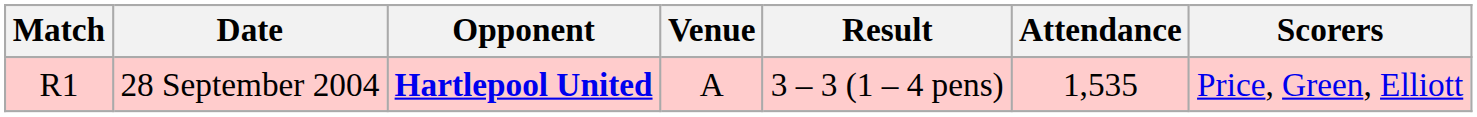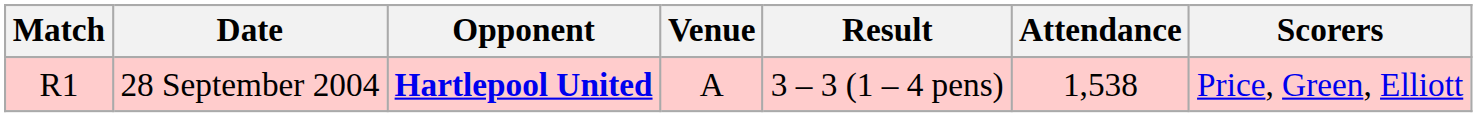(1100, 83) 1,535 -> (1100, 83) 1,538
